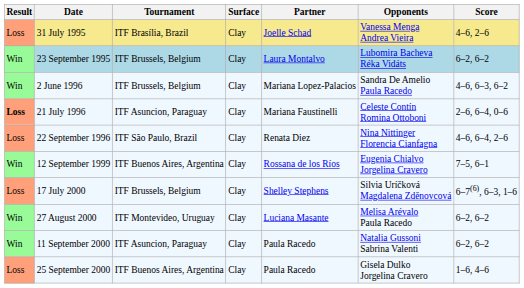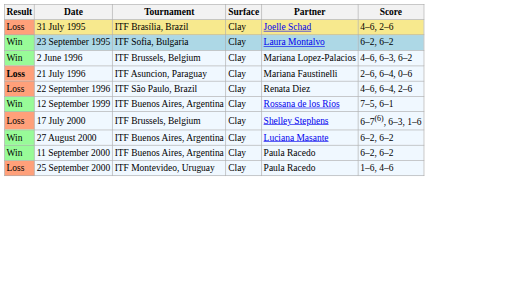- column: (406, 11)
(158, 58) ITF Brussels, Belgium -> (152, 42) ITF Sofia, Bulgaria
(165, 216) ITF Montevideo, Uruguay -> (169, 137) ITF Buenos Aires, Argentina
(161, 243) ITF Asuncion, Paraguay -> (169, 152) ITF Buenos Aires, Argentina
(169, 269) ITF Buenos Aires, Argentina -> (165, 167) ITF Montevideo, Uruguay
